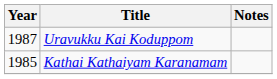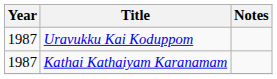(22, 62) 1985 -> (22, 62) 1987
